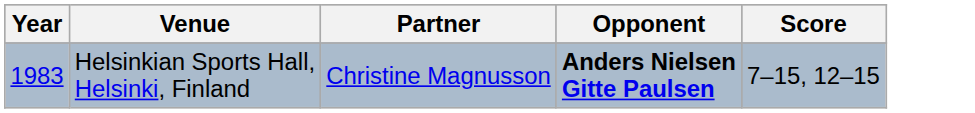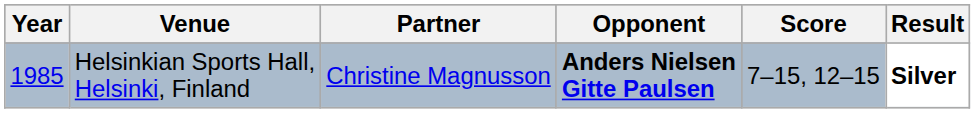+ column: (928, 24)
(37, 75) 1983 -> (37, 75) 1985
